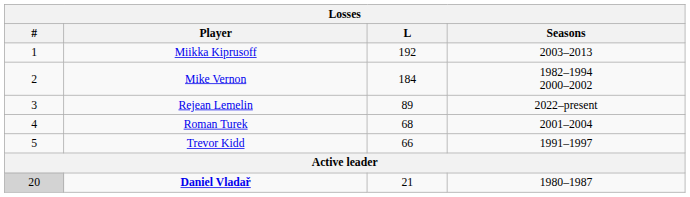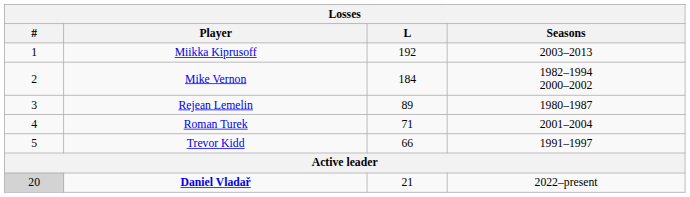(566, 105) 2022–present -> (566, 105) 1980–1987
(407, 124) 68 -> (407, 124) 71
(566, 182) 1980–1987 -> (566, 182) 2022–present
